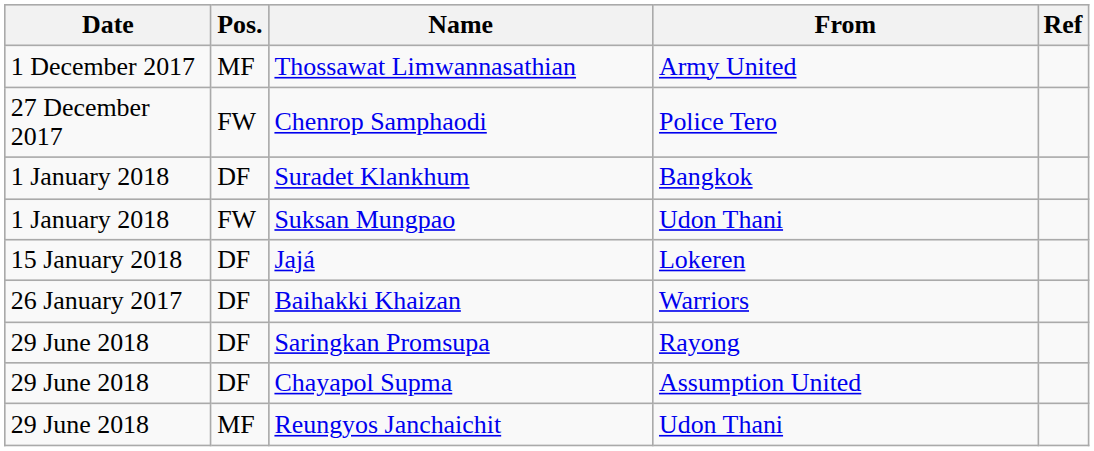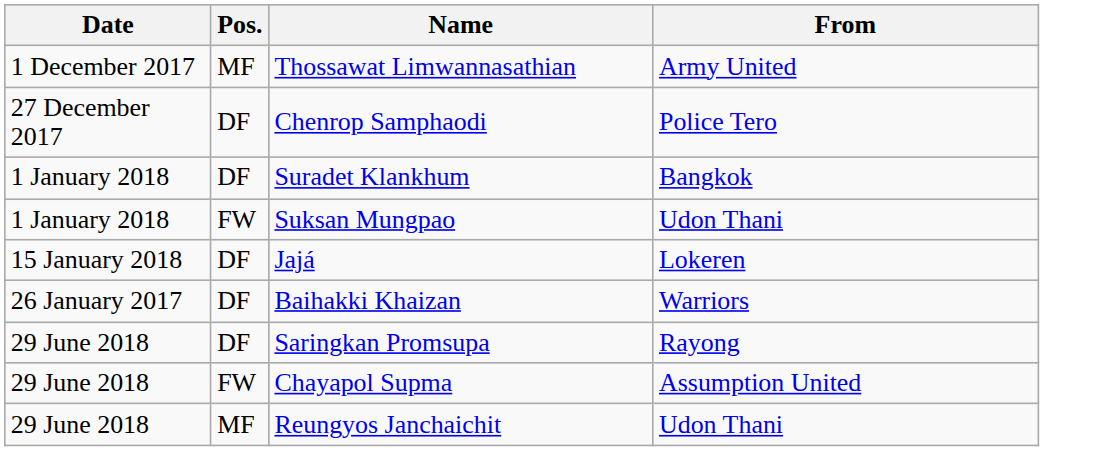- column: (1063, 25)
(237, 121) FW -> (234, 121) DF
(234, 383) DF -> (237, 383) FW
